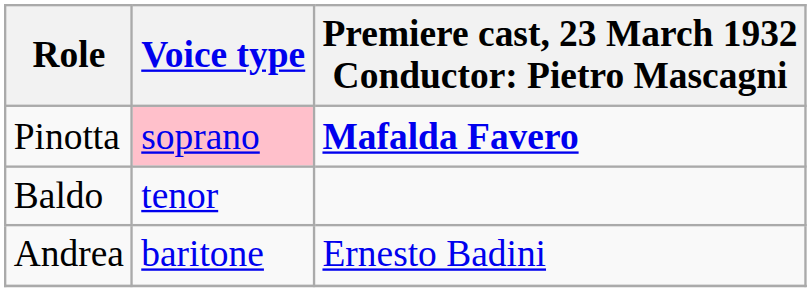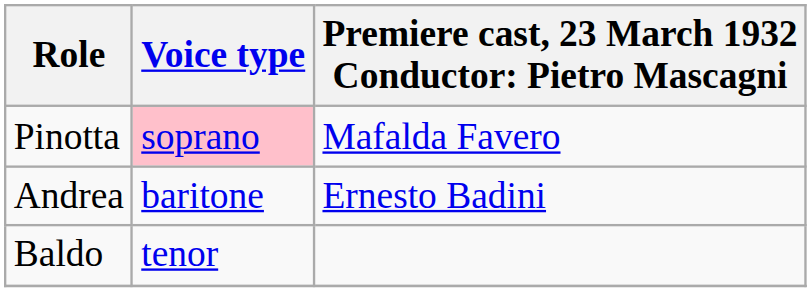(451, 135) bold -> (441, 135) normal
rows swapped: (59, 195) <-> (69, 254)
